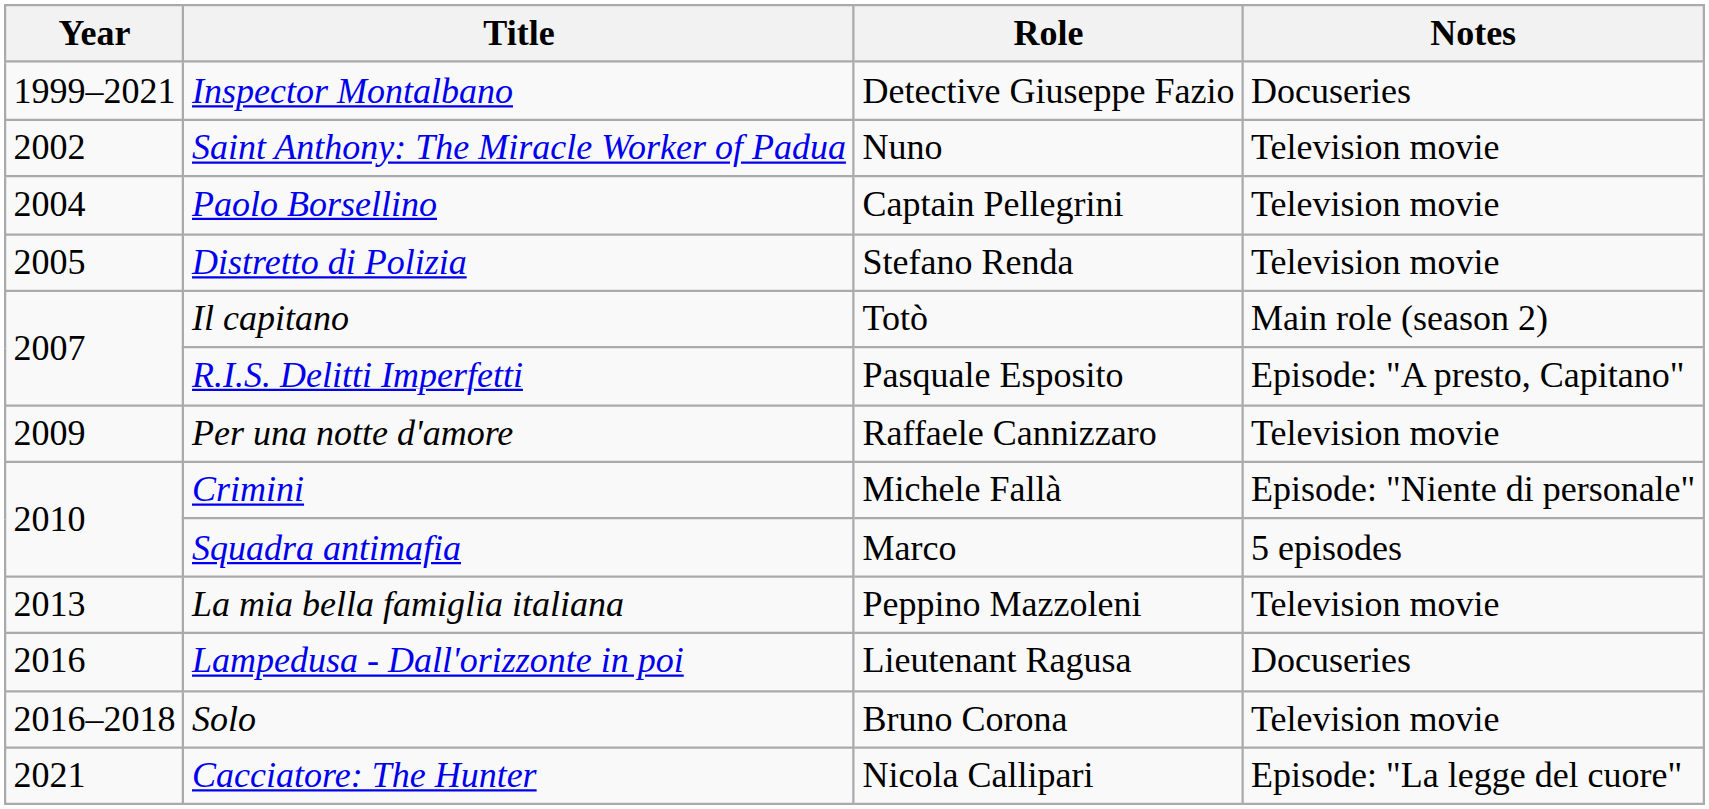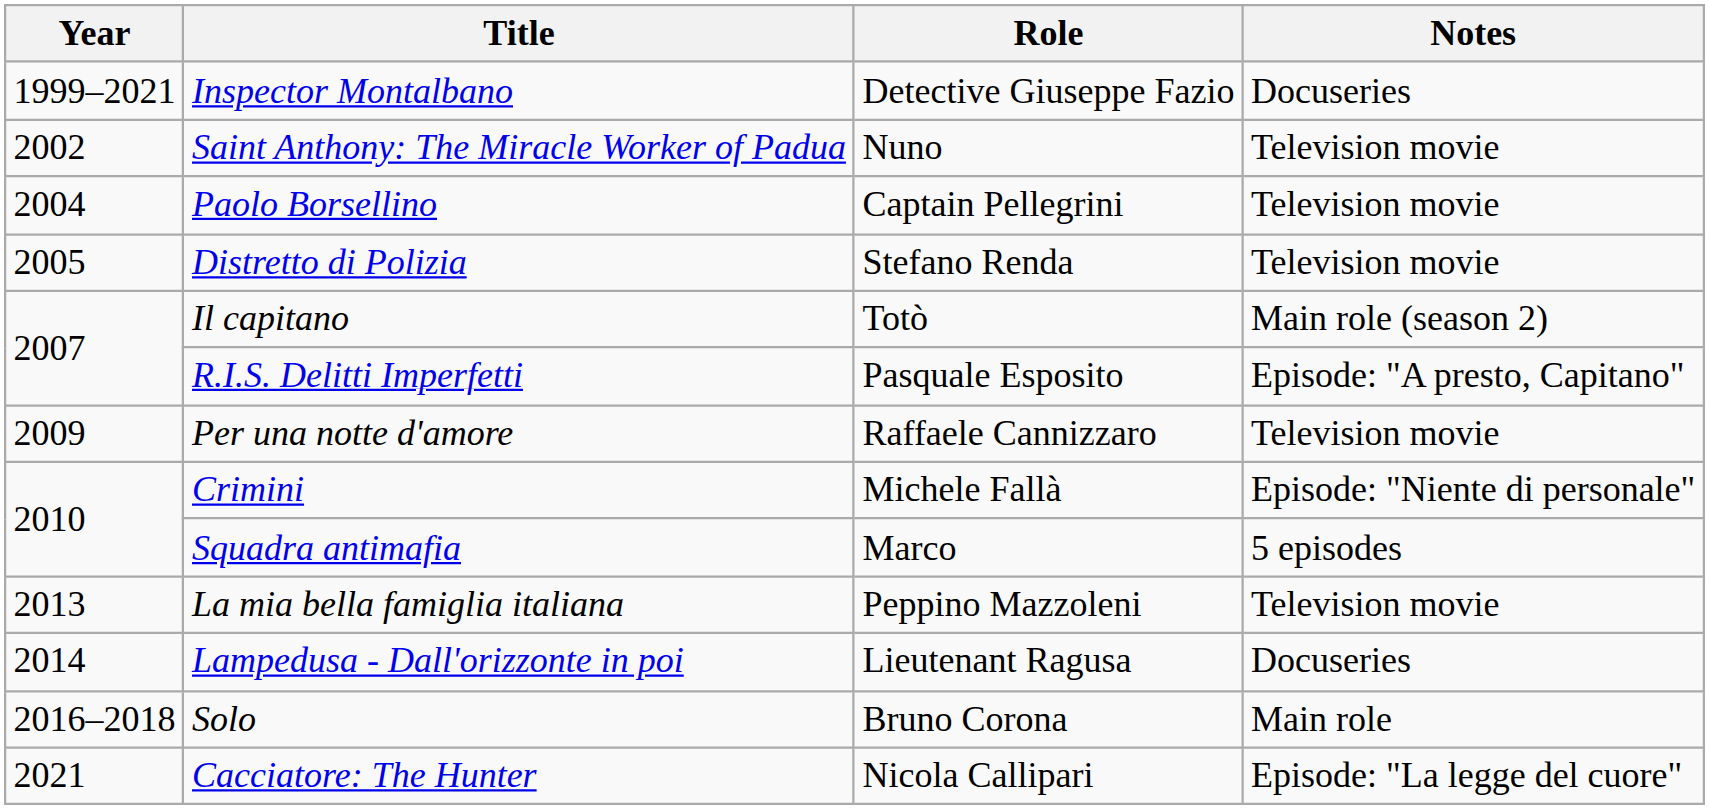(49, 661) 2016 -> (49, 661) 2014
(1375, 718) Television movie -> (1322, 718) Main role
